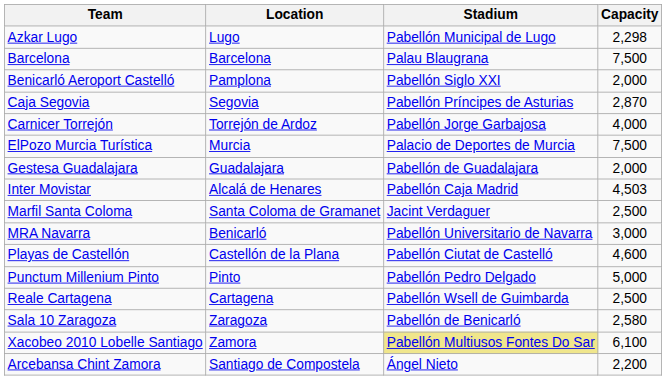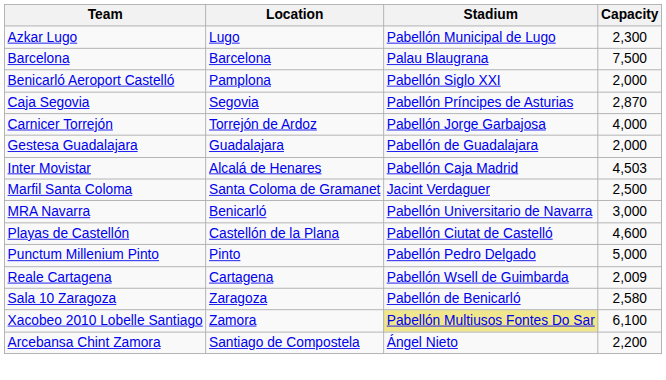(630, 37) 2,298 -> (630, 37) 2,300
- row: (80, 146)
(630, 299) 2,500 -> (630, 277) 2,009
